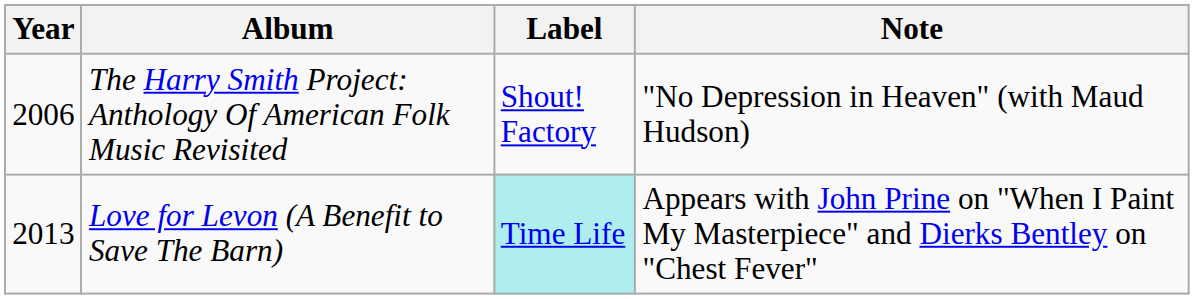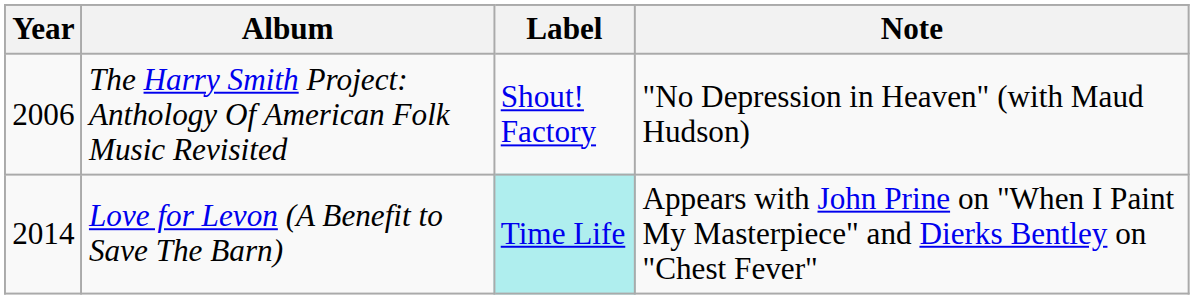(43, 233) 2013 -> (43, 233) 2014
